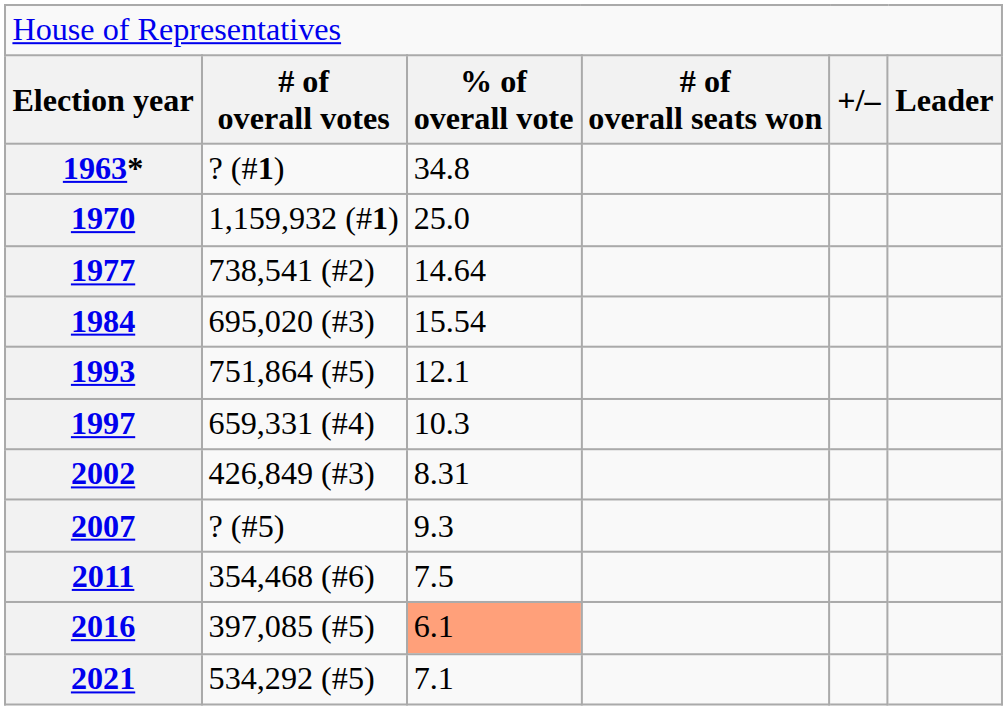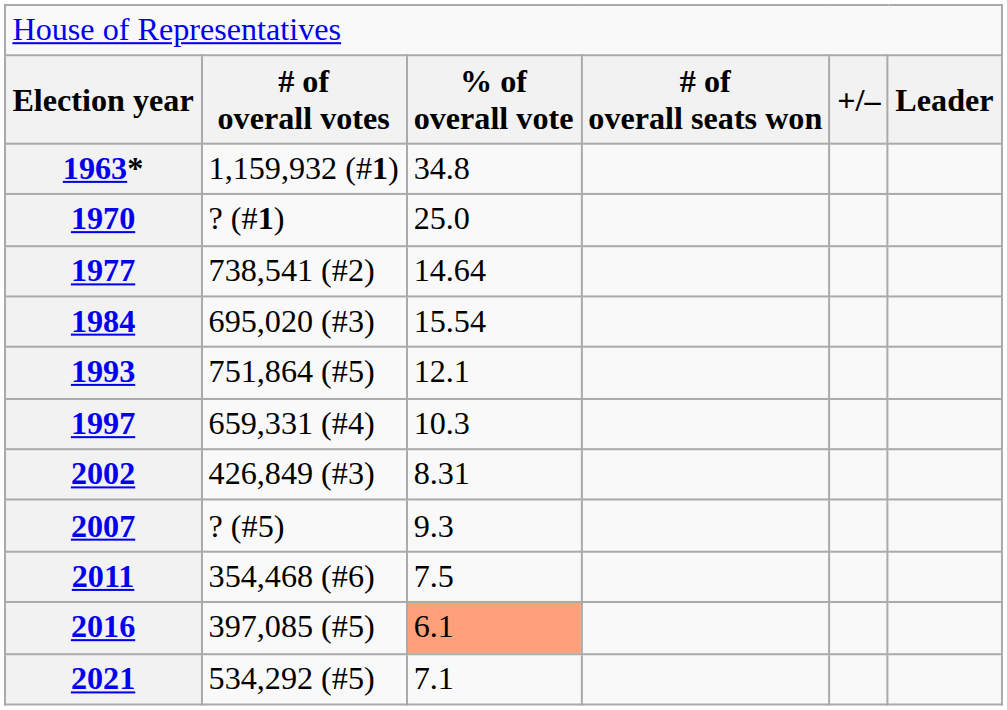(247, 168) ? (#1) -> (304, 168) 1,159,932 (#1)
(304, 219) 1,159,932 (#1) -> (247, 219) ? (#1)
